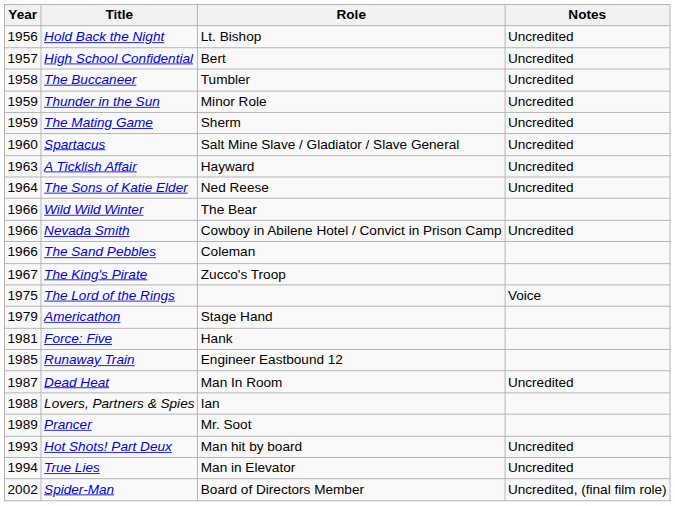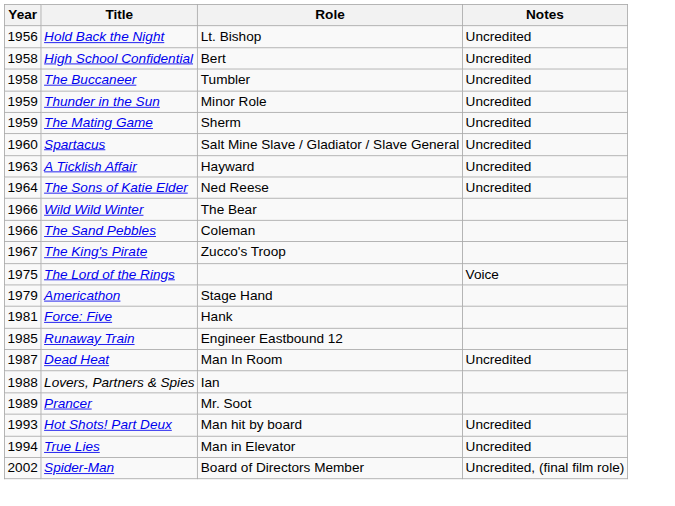(23, 58) 1957 -> (23, 58) 1958
- row: (87, 230)
